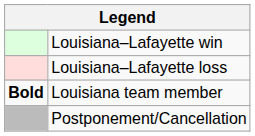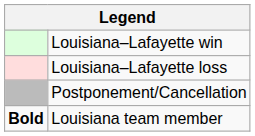rows swapped: (149, 119) <-> (137, 93)
